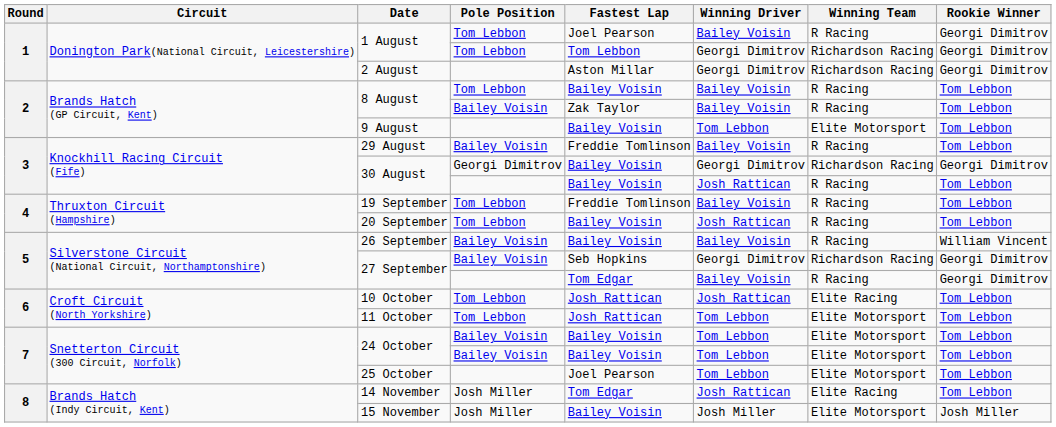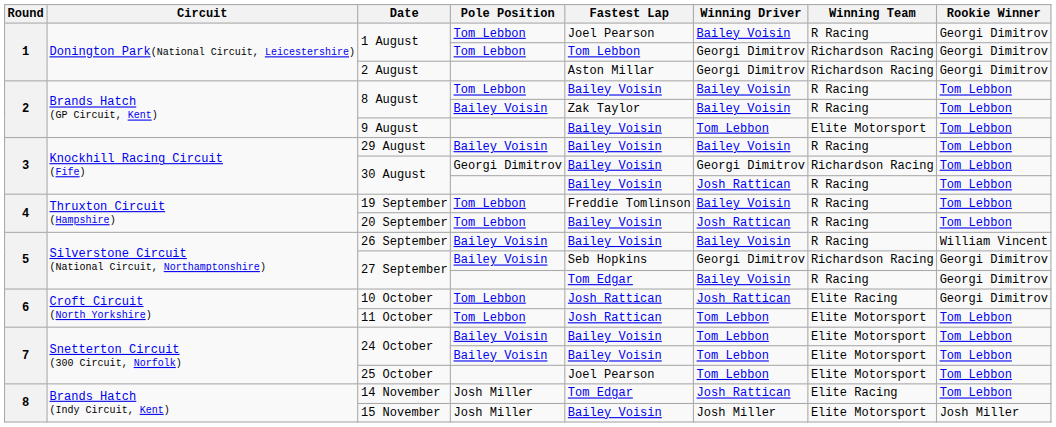(629, 147) Freddie Tomlinson -> (615, 147) Bailey Voisin
(994, 166) Georgi Dimitrov -> (976, 166) Tom Lebbon
(976, 299) Tom Lebbon -> (994, 299) Georgi Dimitrov
